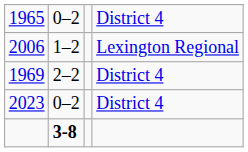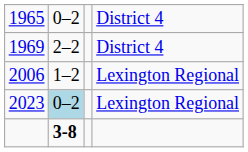rows swapped: (27, 75) <-> (27, 47)
(66, 103) no background -> (66, 103) lightblue background
(130, 103) District 4 -> (168, 103) Lexington Regional
